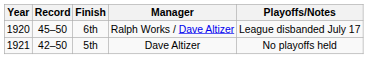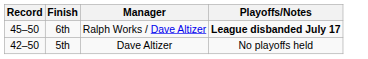- column: (18, 12)
(300, 29) normal -> (276, 29) bold
